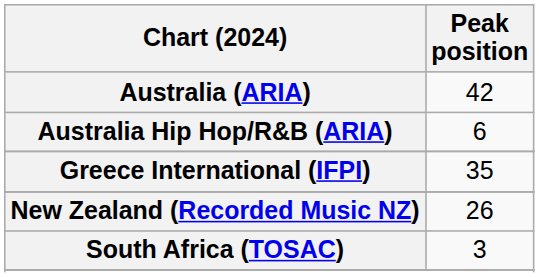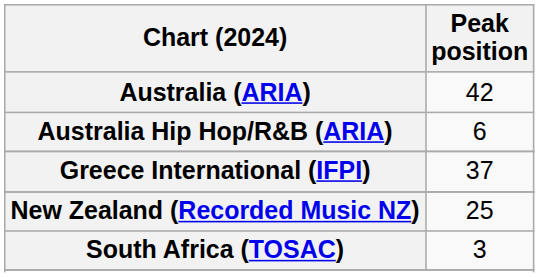(480, 171) 35 -> (480, 171) 37
(480, 210) 26 -> (480, 210) 25
